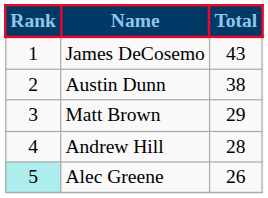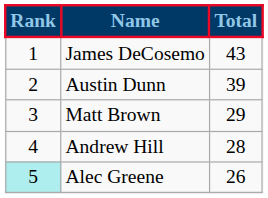(236, 84) 38 -> (236, 84) 39
